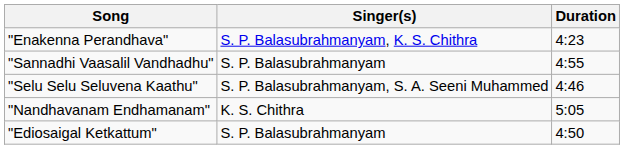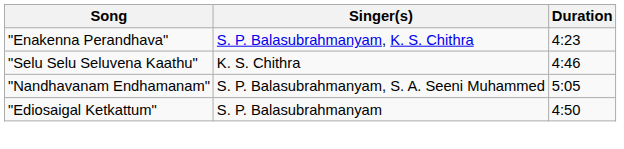- row: (111, 63)
(384, 86) S. P. Balasubrahmanyam, S. A. Seeni Muhammed -> (259, 63) K. S. Chithra
(262, 110) K. S. Chithra -> (381, 86) S. P. Balasubrahmanyam, S. A. Seeni Muhammed
